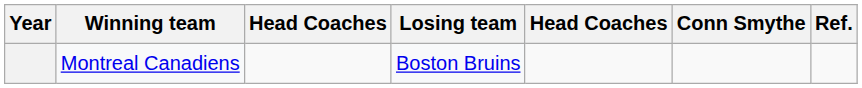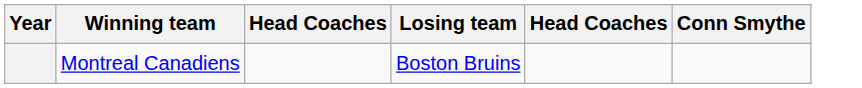- column: (834, 24)
